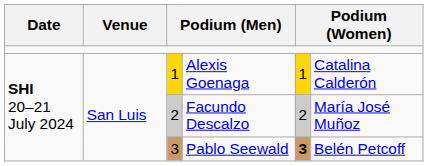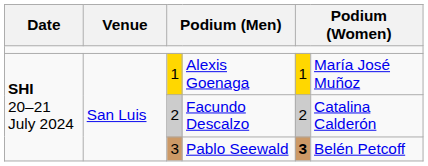(345, 74) Catalina Calderón -> (352, 74) María José Muñoz
(352, 115) María José Muñoz -> (345, 115) Catalina Calderón
